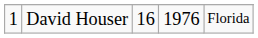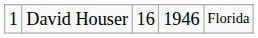(181, 18) 1976 -> (181, 18) 1946
